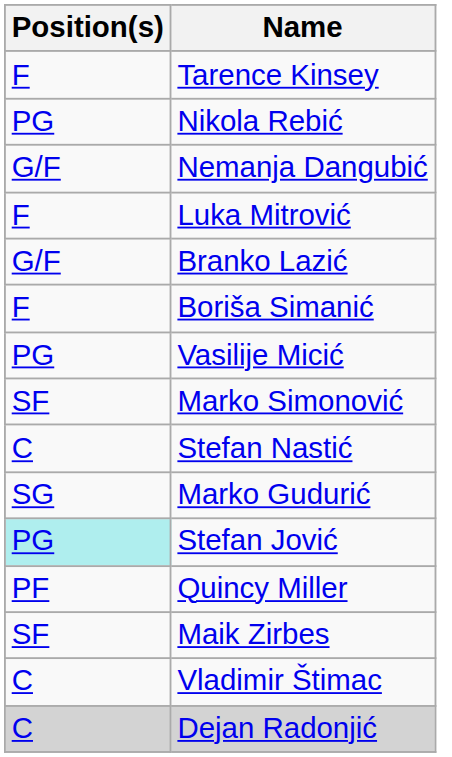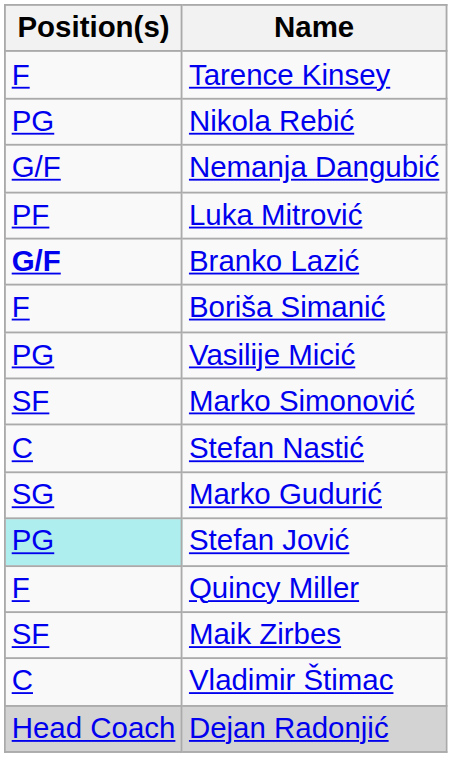(21, 214) F -> (31, 214) PF
(36, 261) normal -> (36, 261) bold
(31, 588) PF -> (21, 588) F
(22, 728) C -> (94, 728) Head Coach
